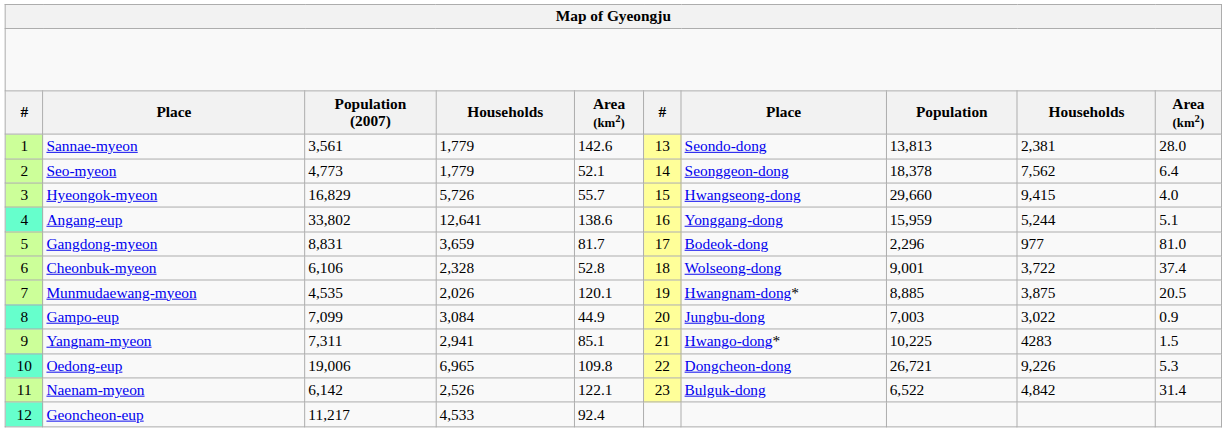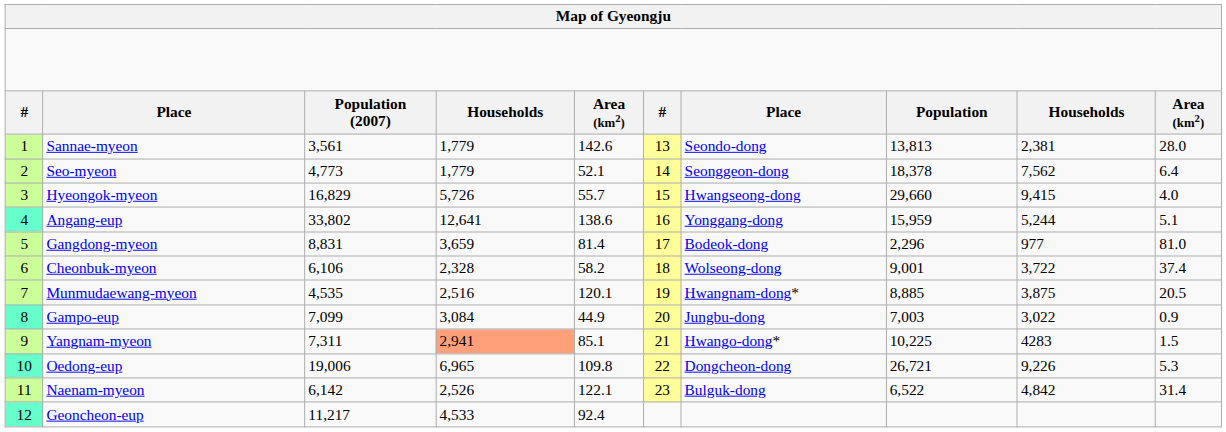(591, 243) 81.7 -> (591, 243) 81.4
(591, 268) 52.8 -> (591, 268) 58.2
(457, 292) 2,026 -> (457, 292) 2,516
(457, 341) no background -> (457, 341) lightsalmon background
